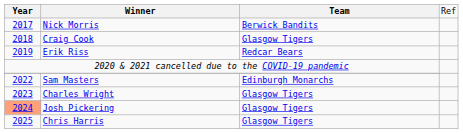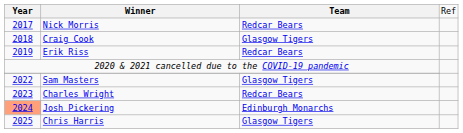(280, 25) Berwick Bandits -> (272, 25) Redcar Bears
(288, 80) Edinburgh Monarchs -> (277, 80) Glasgow Tigers
(277, 94) Glasgow Tigers -> (272, 94) Redcar Bears
(277, 108) Glasgow Tigers -> (288, 108) Edinburgh Monarchs
